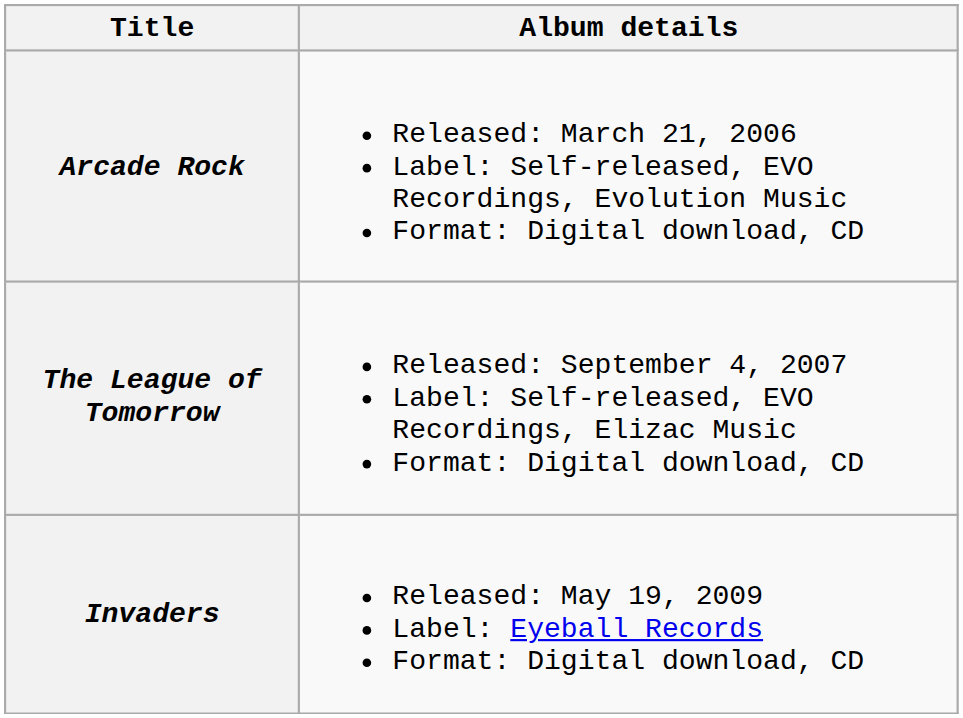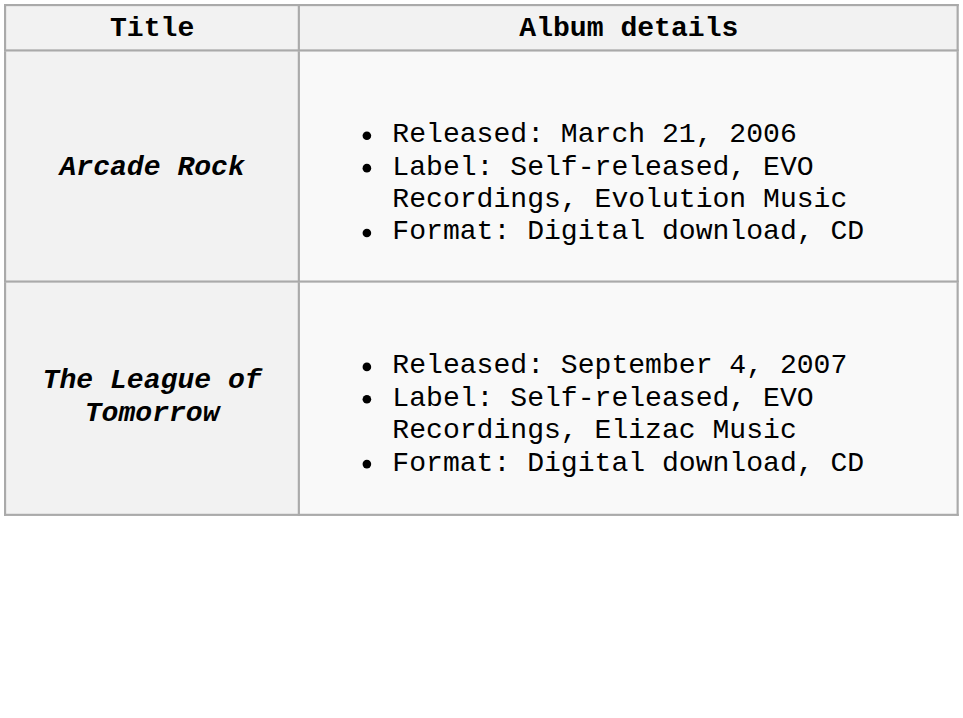- row: (152, 613)
